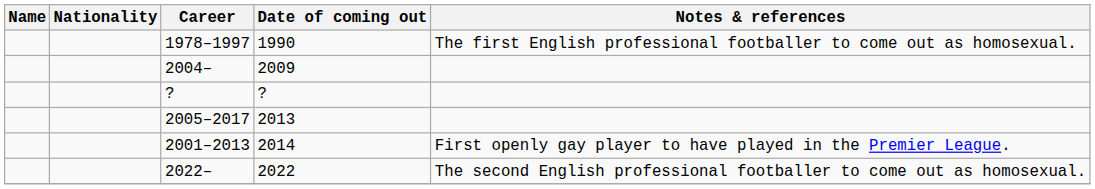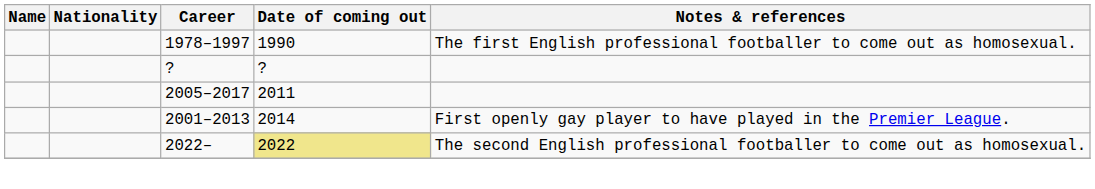- row: (189, 69)
(276, 120) 2013 -> (276, 94) 2011
(276, 171) no background -> (276, 146) khaki background
